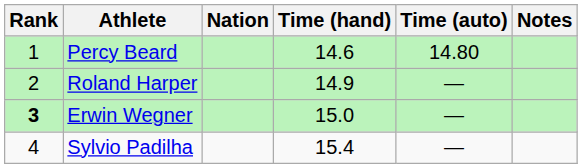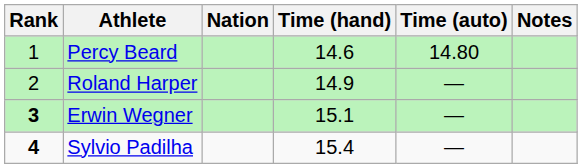(335, 115) 15.0 -> (335, 115) 15.1
(34, 147) normal -> (34, 147) bold
